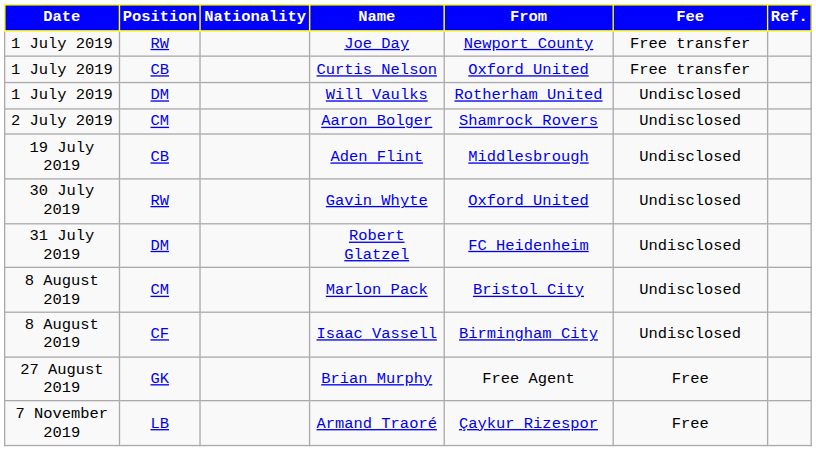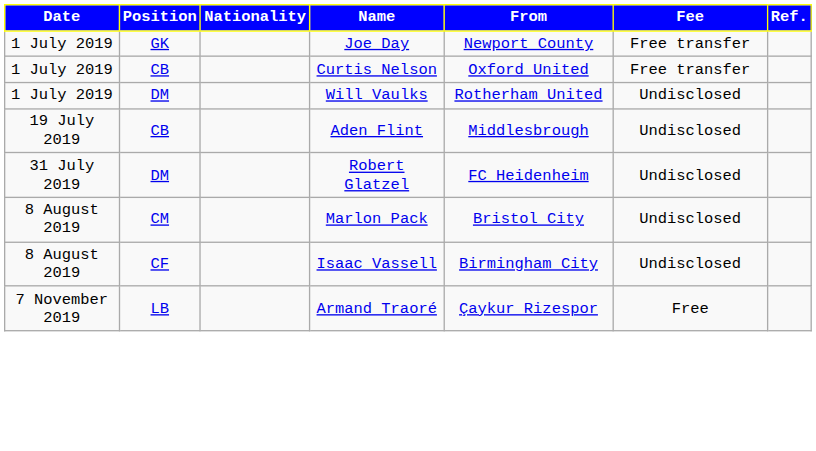(160, 43) RW -> (160, 43) GK
- row: (377, 121)
- row: (377, 201)
- row: (377, 378)
